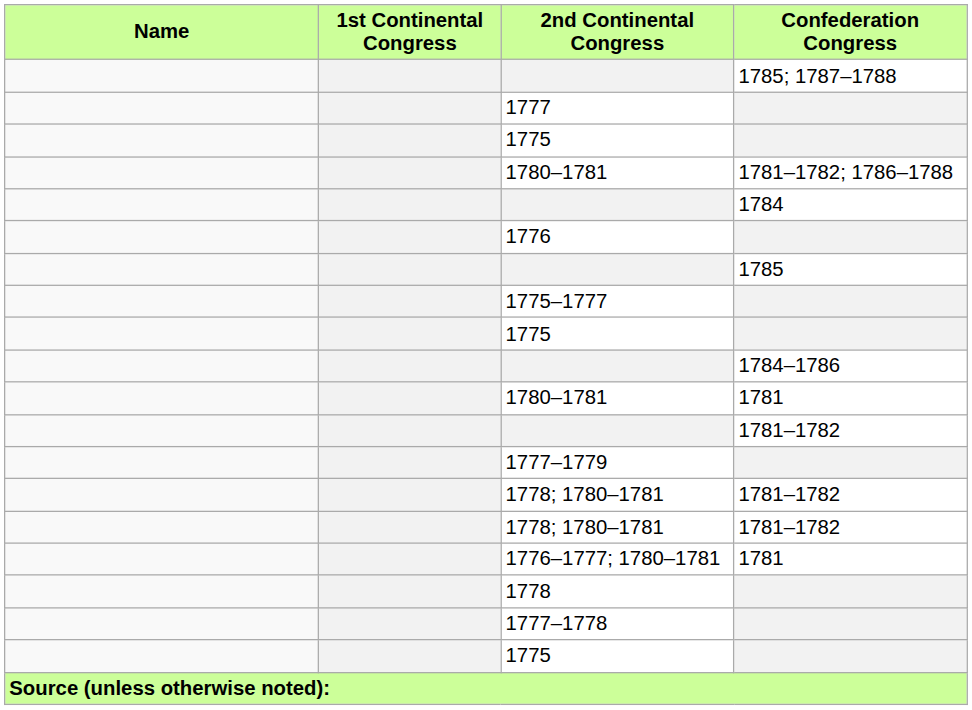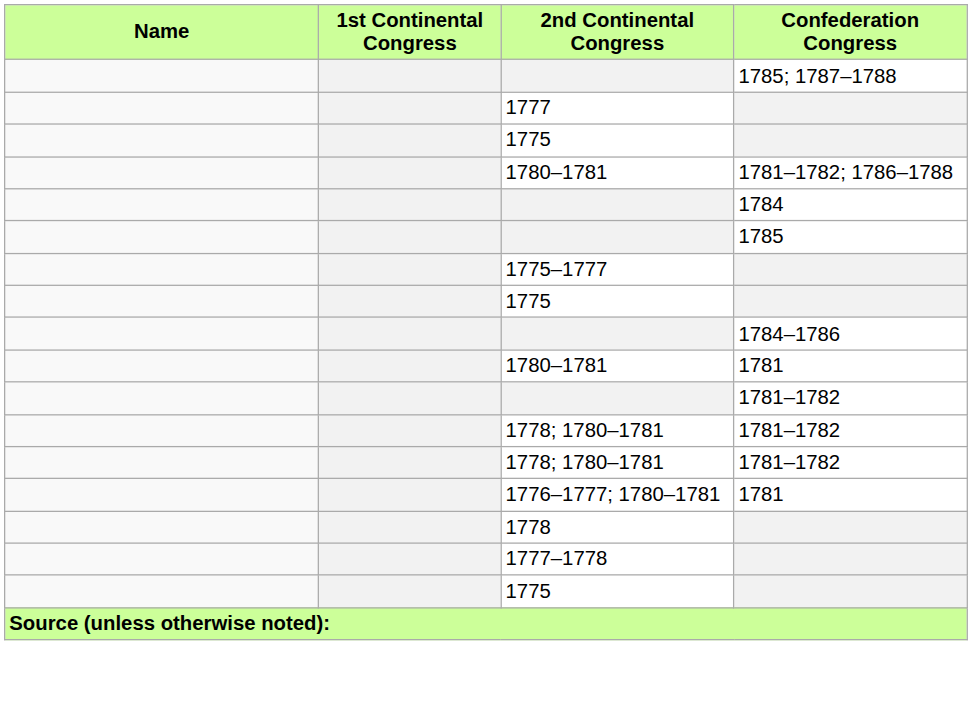- row: (528, 236)
- row: (556, 462)
